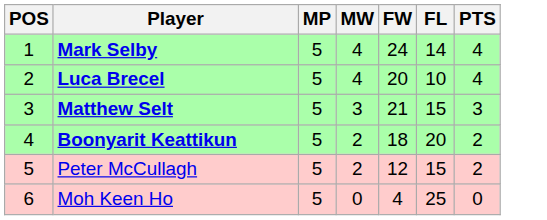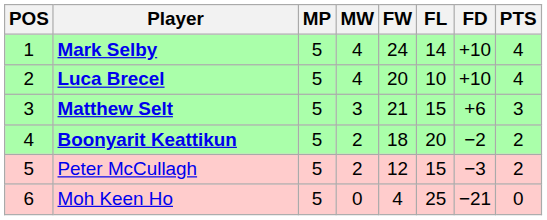+ column: (475, 19)
